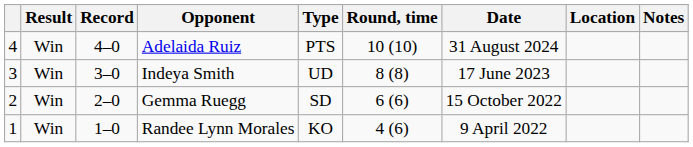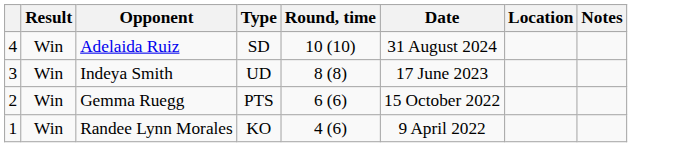- column: (107, 18)
(320, 45) PTS -> (259, 45) SD
(320, 100) SD -> (259, 100) PTS
